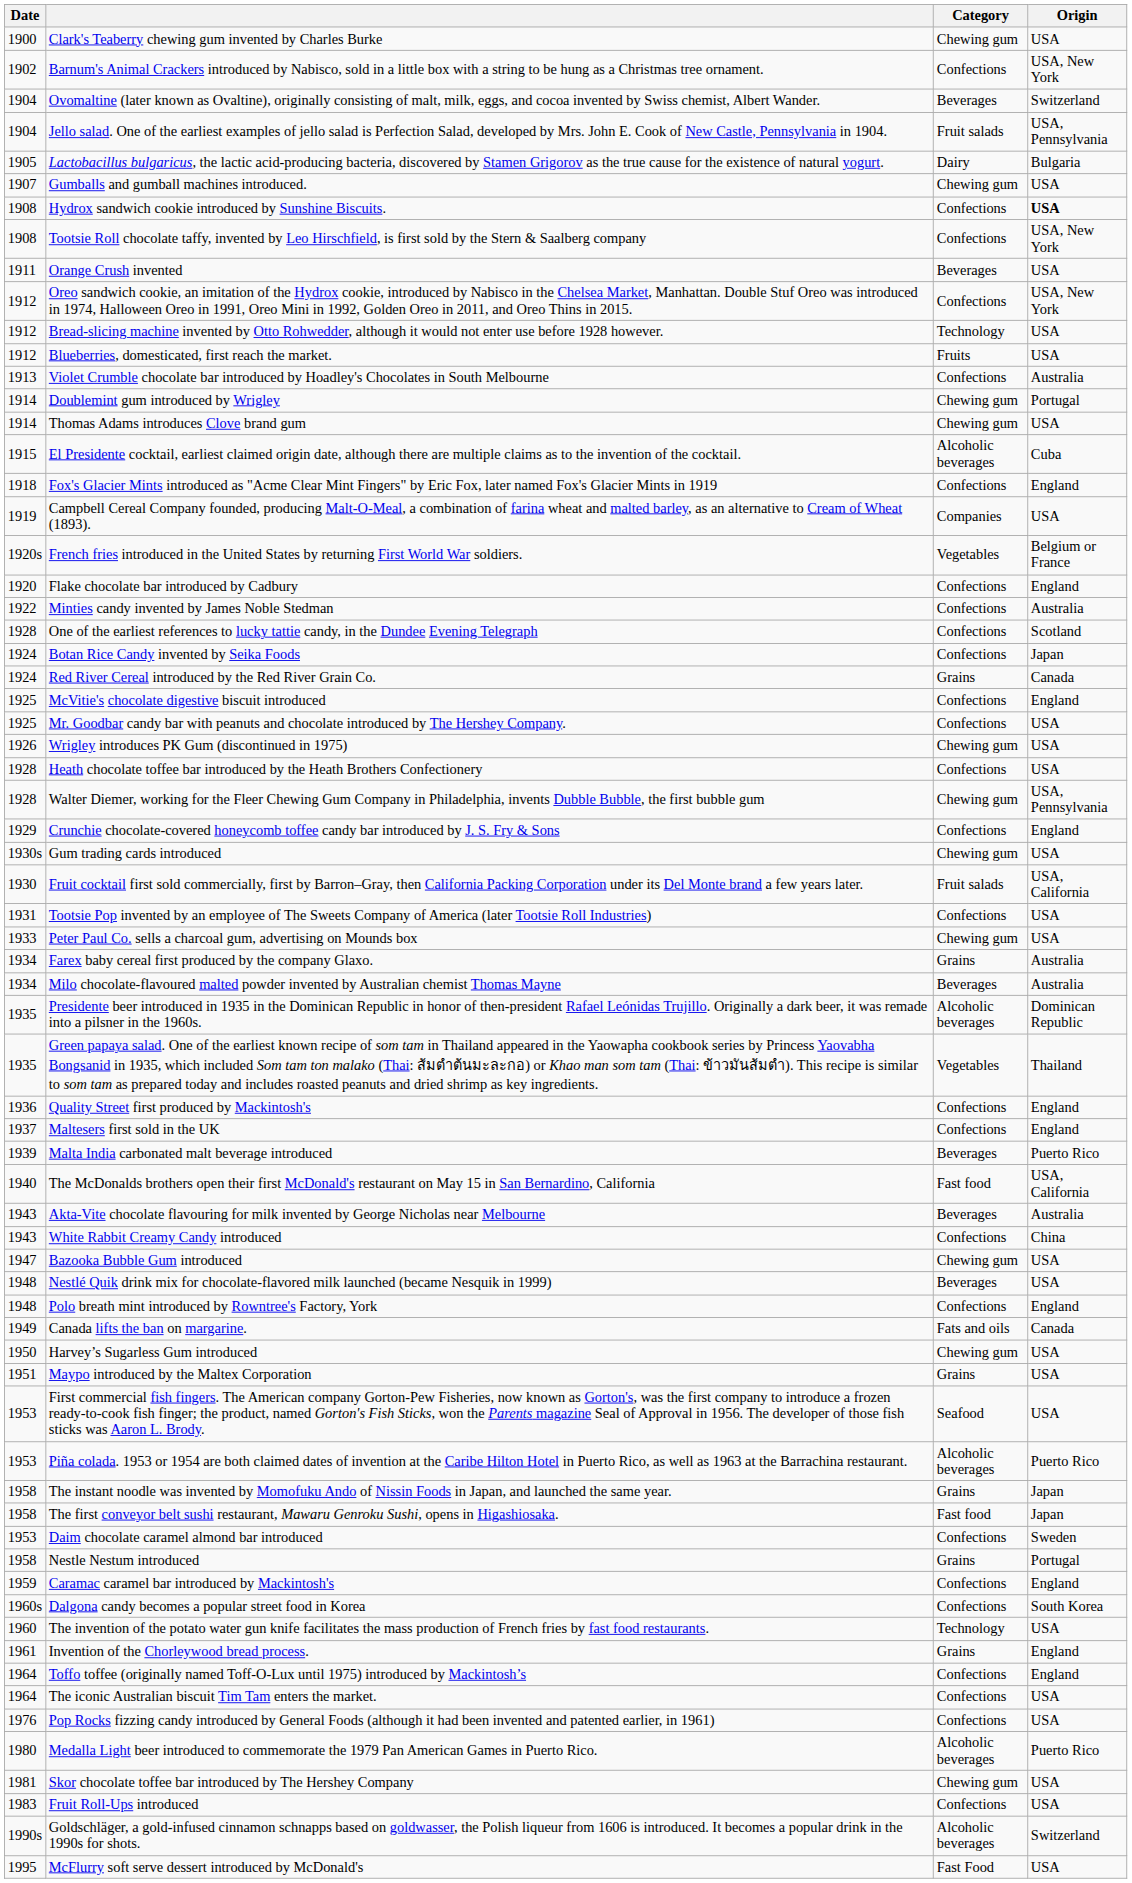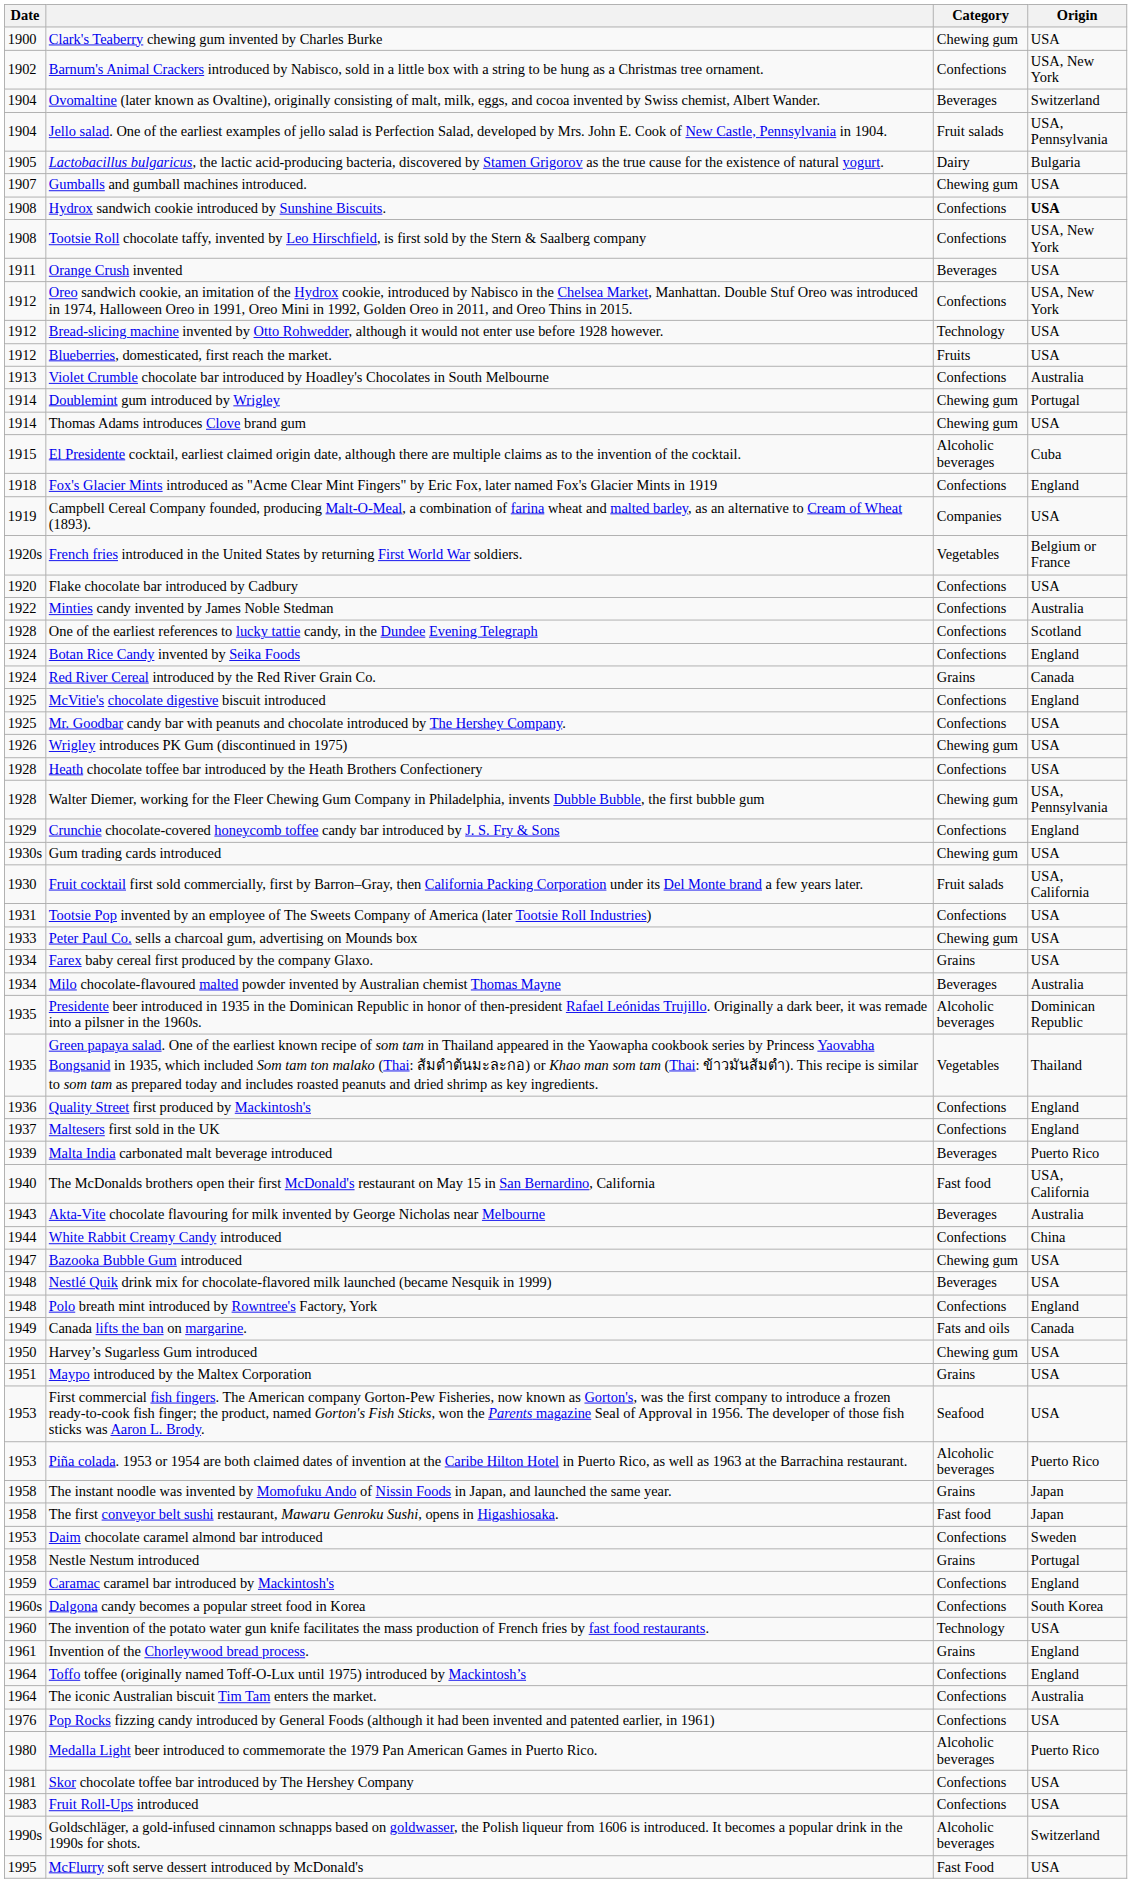(1055, 586) England -> (1045, 586) USA
(1047, 654) Japan -> (1055, 654) England
(1057, 961) Australia -> (1045, 961) USA
(22, 1237) 1943 -> (22, 1237) 1944
(1045, 1697) USA -> (1057, 1697) Australia
(977, 1782) Chewing gum -> (972, 1782) Confections
